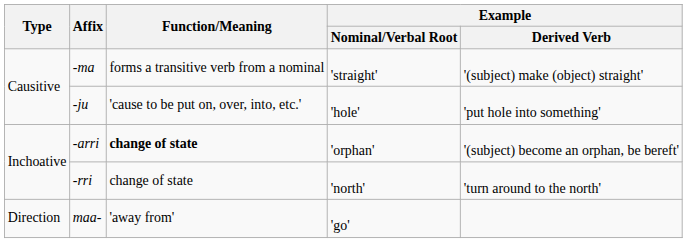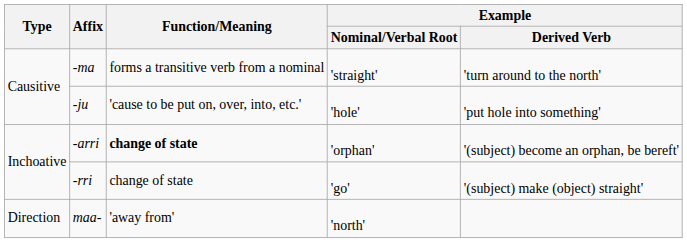(554, 75) '(subject) make (object) straight' -> (532, 75) 'turn around to the north'
(348, 188) 'north' -> (340, 188) 'go'
(532, 188) 'turn around to the north' -> (554, 188) '(subject) make (object) straight'
(340, 226) 'go' -> (348, 226) 'north'
